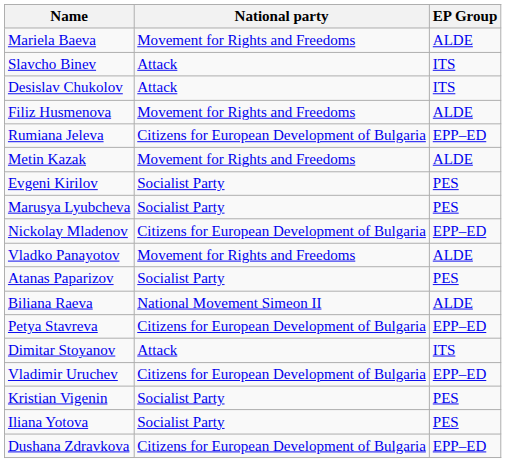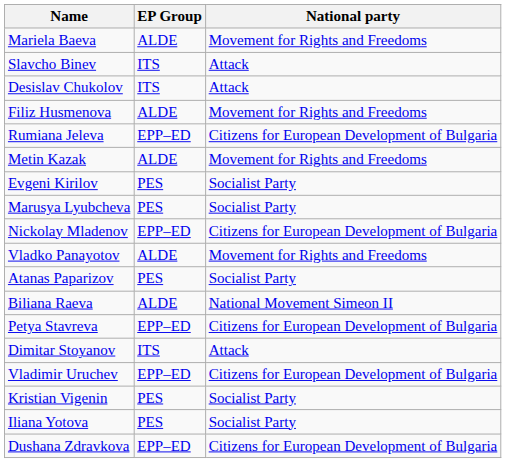columns swapped: (282, 16) <-> (465, 16)
